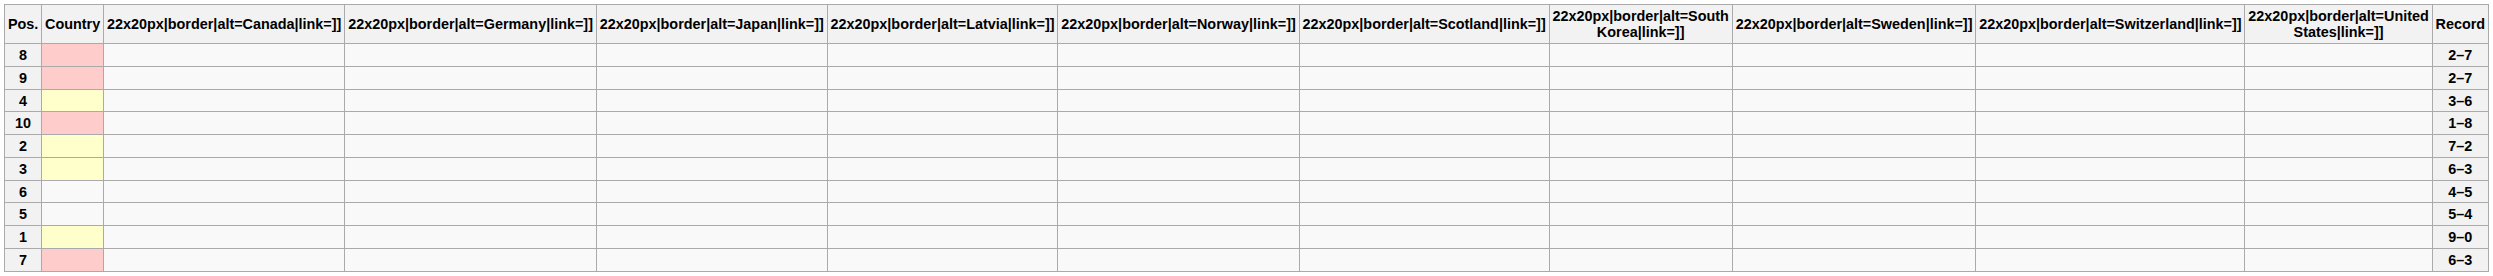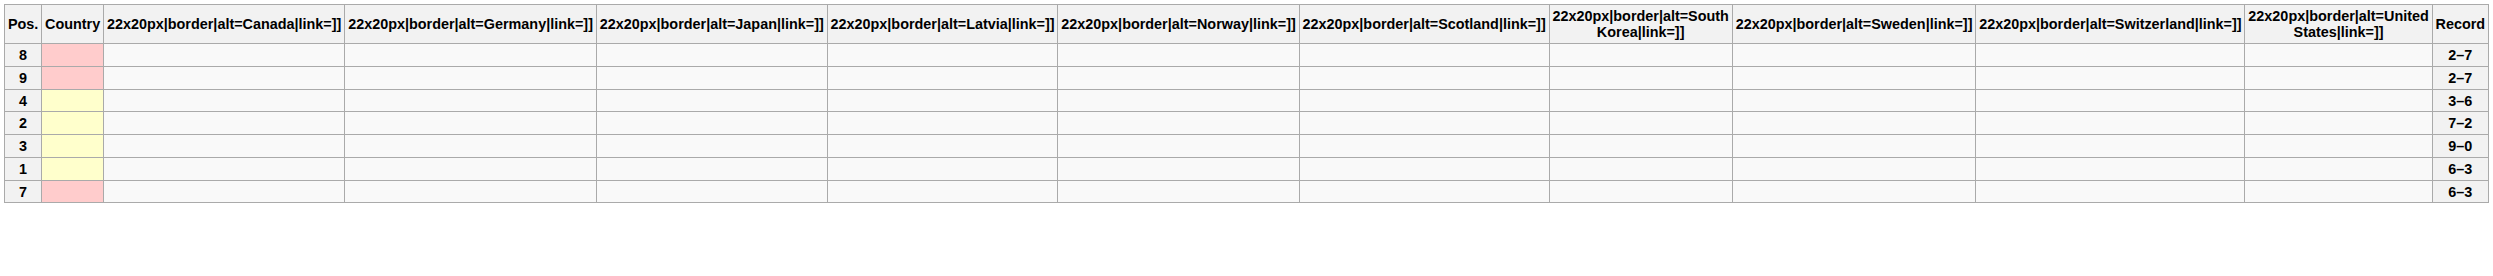- row: (23, 123)
(2460, 169) 6–3 -> (2460, 146) 9–0
- row: (23, 192)
- row: (23, 214)
(2460, 237) 9–0 -> (2460, 169) 6–3
